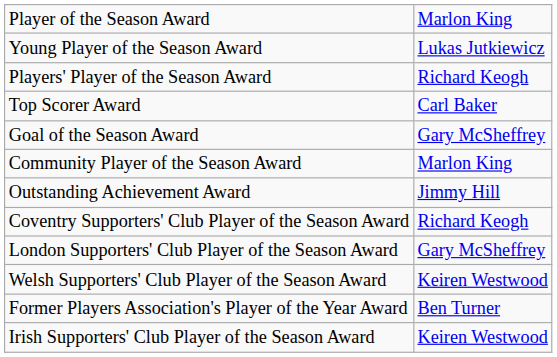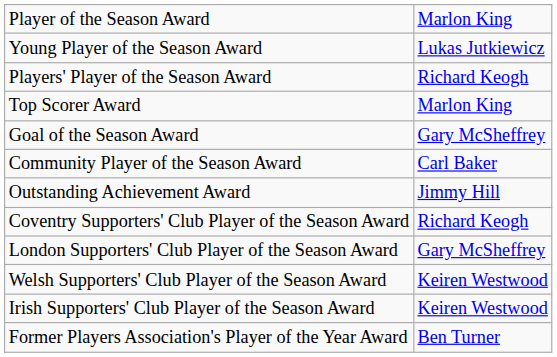(457, 105) Carl Baker -> (465, 105) Marlon King
(465, 163) Marlon King -> (457, 163) Carl Baker
rows swapped: (192, 337) <-> (208, 308)
